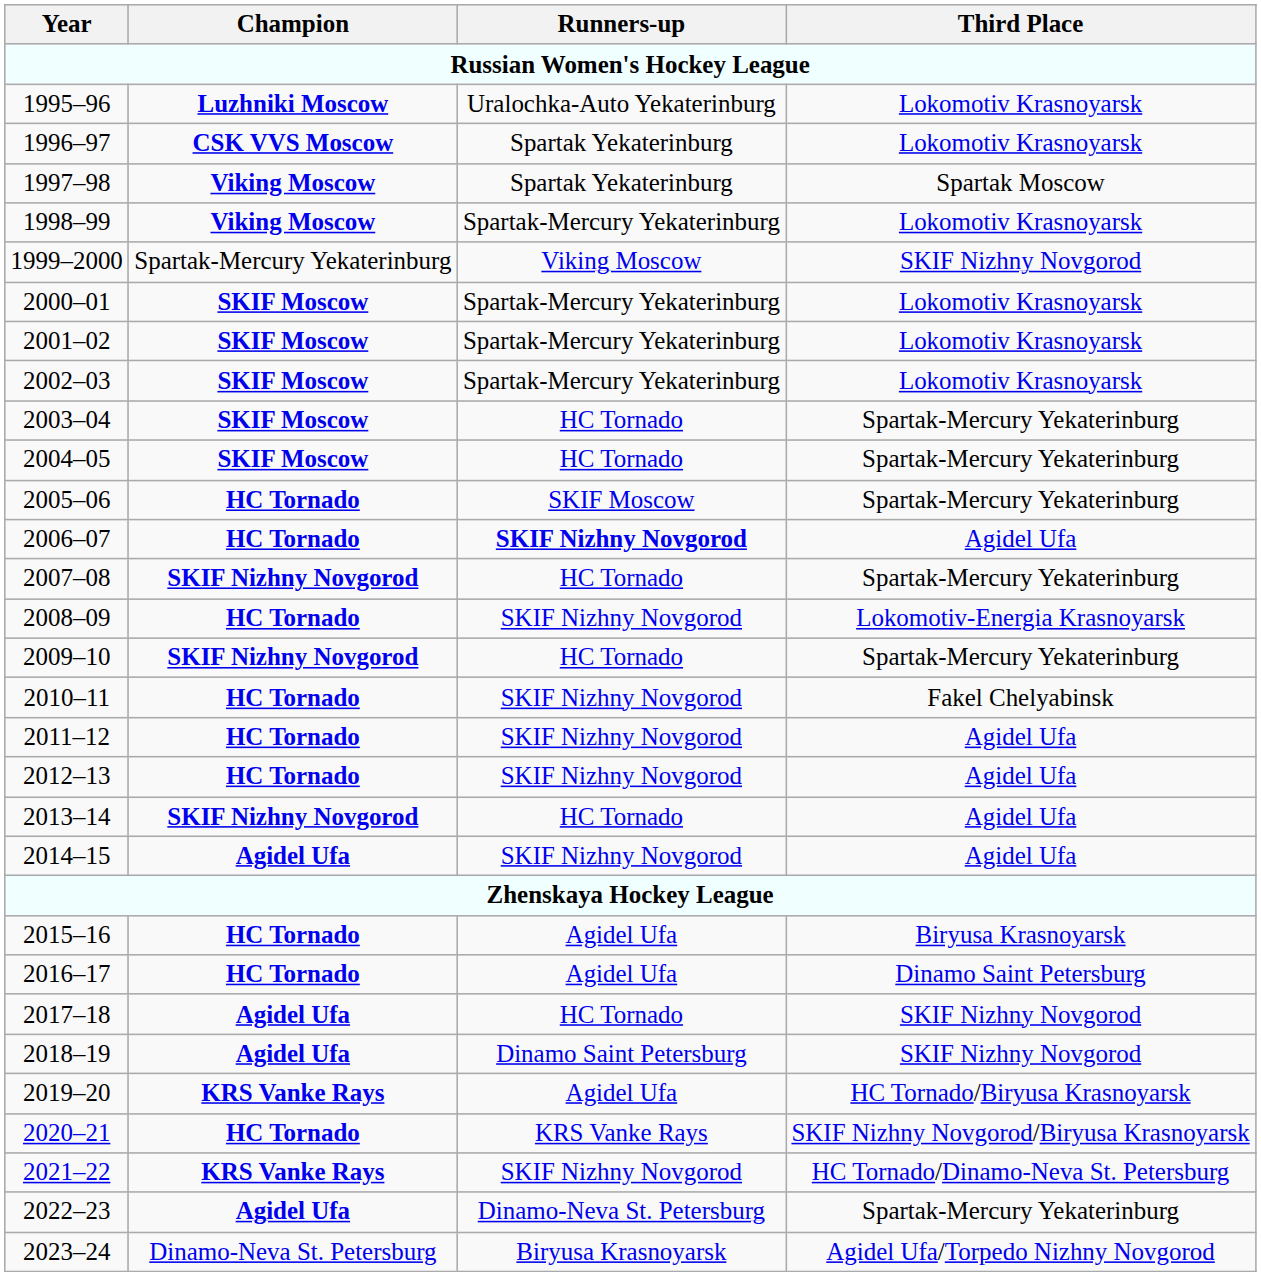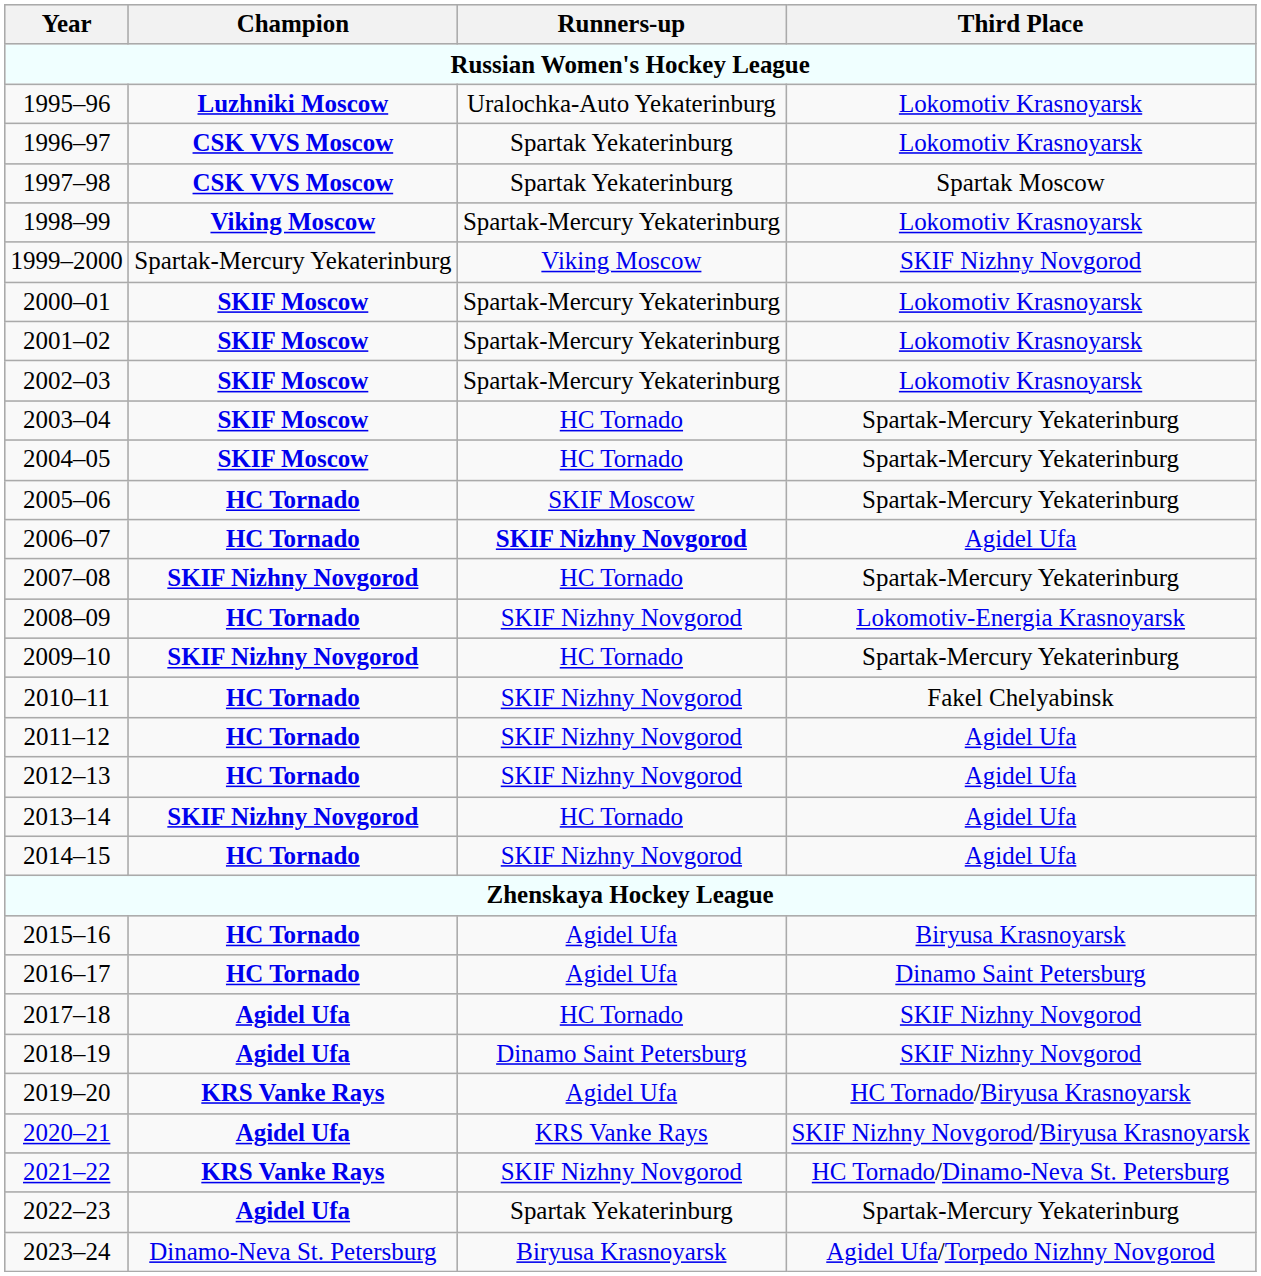(293, 182) Viking Moscow -> (293, 182) CSK VVS Moscow
(293, 855) Agidel Ufa -> (293, 855) HC Tornado
(293, 1132) HC Tornado -> (293, 1132) Agidel Ufa
(621, 1211) Dinamo-Neva St. Petersburg -> (621, 1211) Spartak Yekaterinburg
